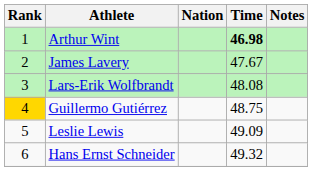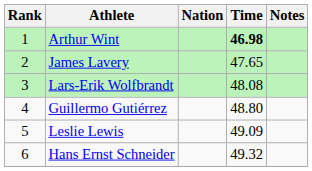(247, 62) 47.67 -> (247, 62) 47.65
(25, 108) gold background -> (25, 108) no background
(247, 108) 48.75 -> (247, 108) 48.80
